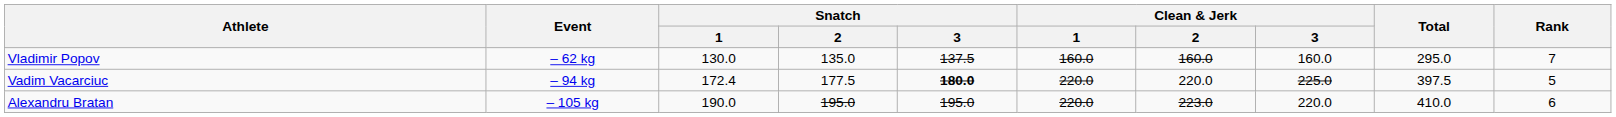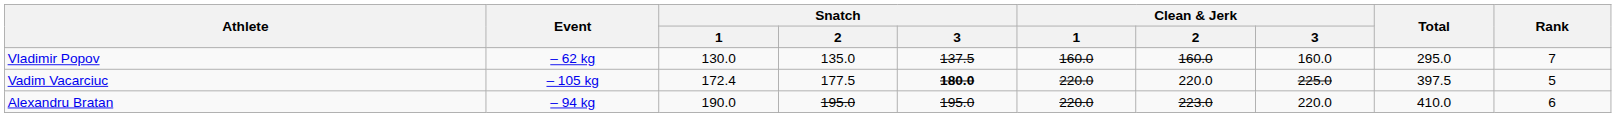(573, 80) – 94 kg -> (573, 80) – 105 kg
(573, 102) – 105 kg -> (573, 102) – 94 kg
